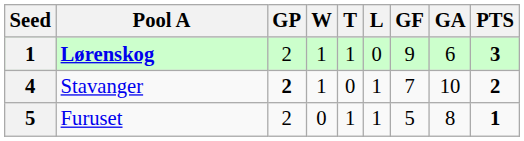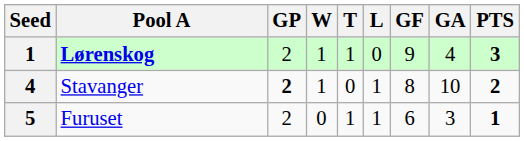(450, 53) 6 -> (450, 53) 4
(410, 86) 7 -> (410, 86) 8
(410, 119) 5 -> (410, 119) 6
(450, 119) 8 -> (450, 119) 3
